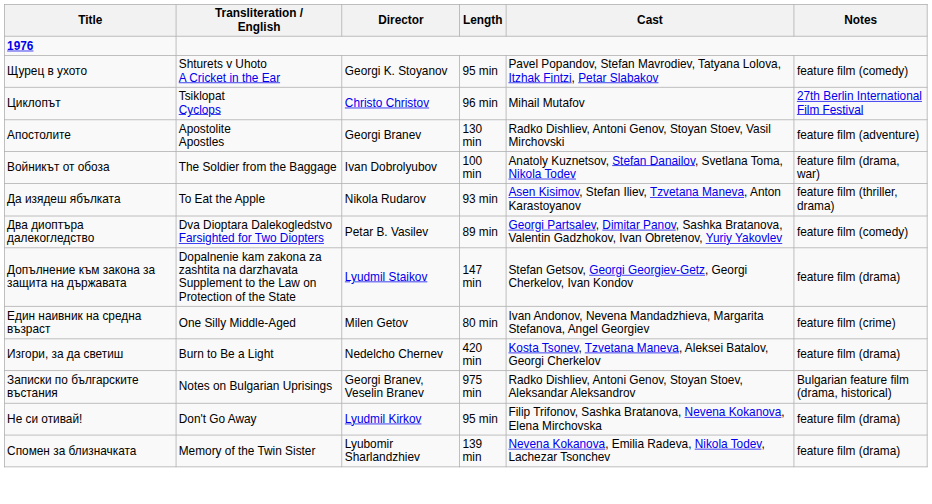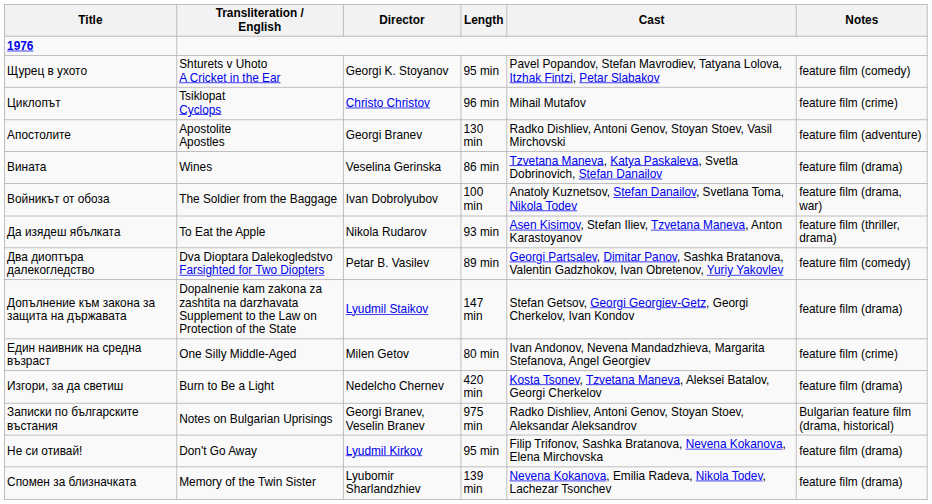(859, 103) 27th Berlin International Film Festival -> (849, 103) feature film (crime)
+ row: (27, 167)
